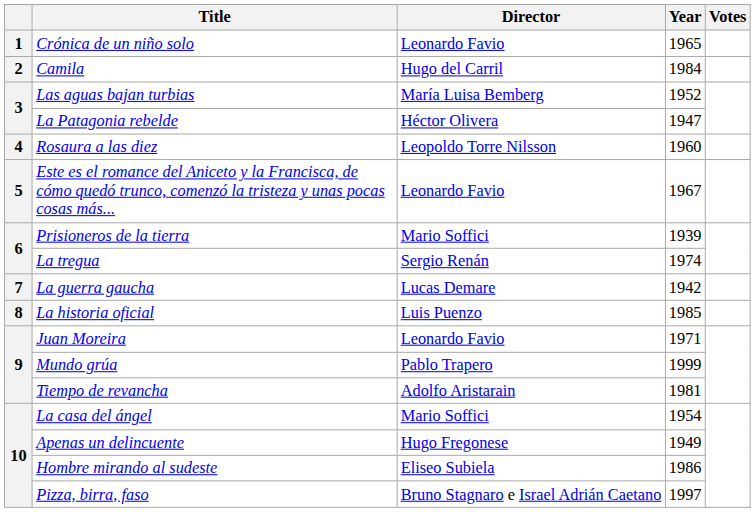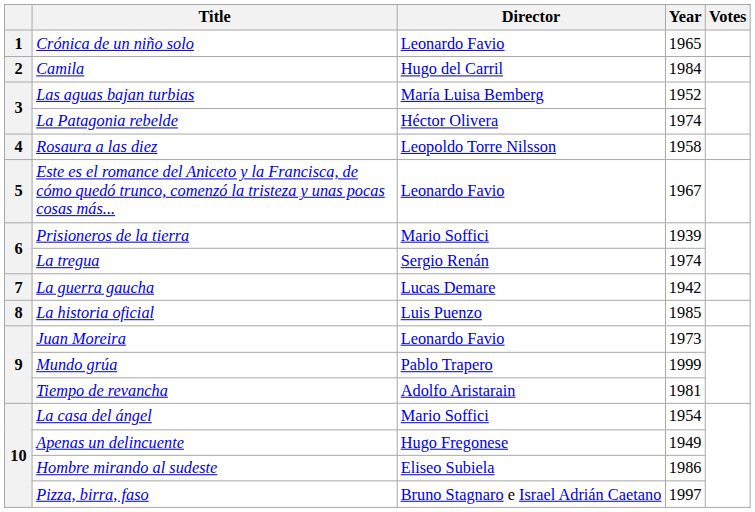(685, 120) 1947 -> (685, 120) 1974
(685, 146) 1960 -> (685, 146) 1958
(685, 338) 1971 -> (685, 338) 1973
